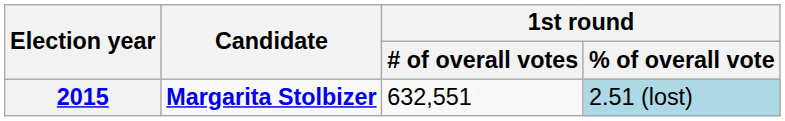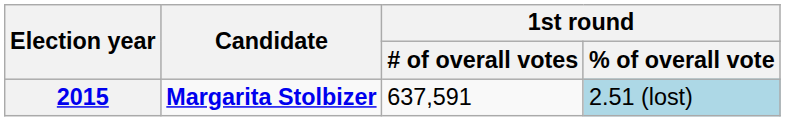(430, 97) 632,551 -> (430, 97) 637,591
